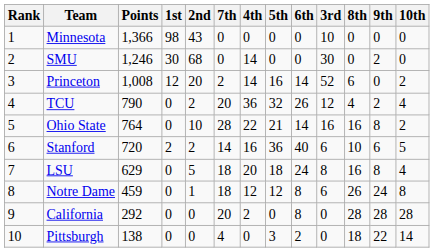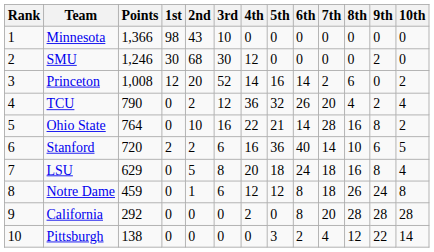columns swapped: (331, 15) <-> (227, 15)
(250, 59) 14 -> (251, 59) 12
(355, 236) 18 -> (355, 236) 12
